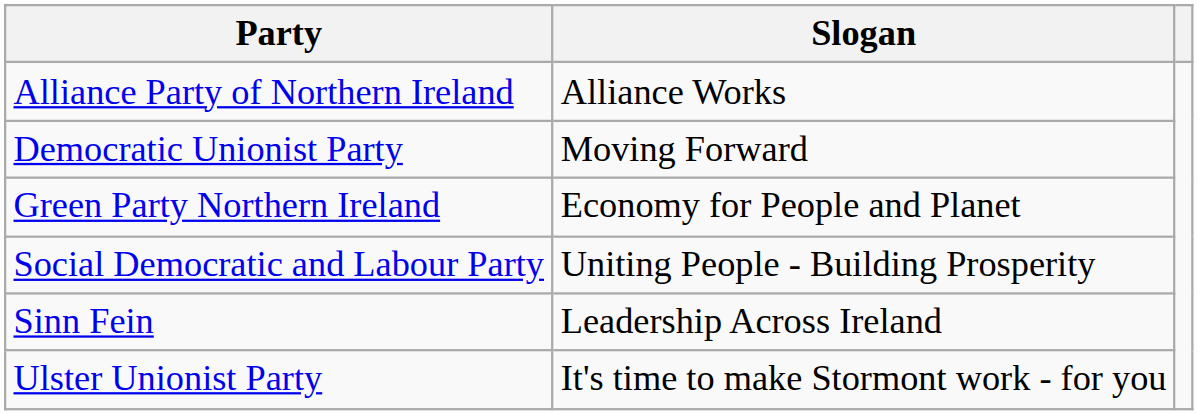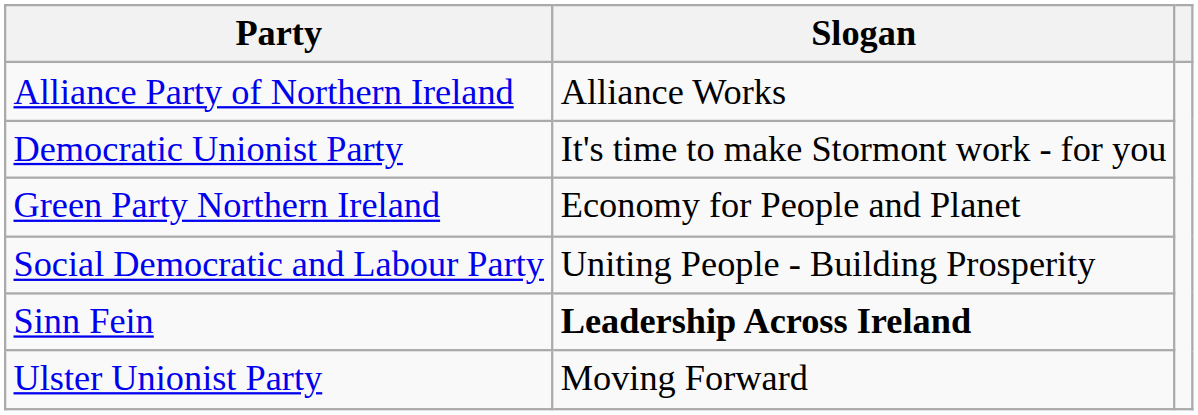(684, 148) Moving Forward -> (864, 148) It's time to make Stormont work - for you
(751, 321) normal -> (766, 321) bold
(864, 378) It's time to make Stormont work - for you -> (684, 378) Moving Forward
